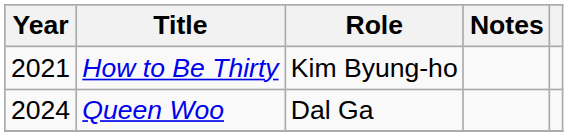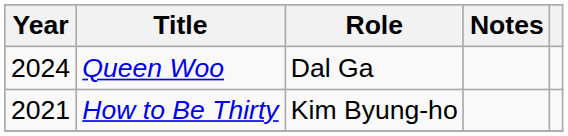rows swapped: (180, 67) <-> (153, 109)
